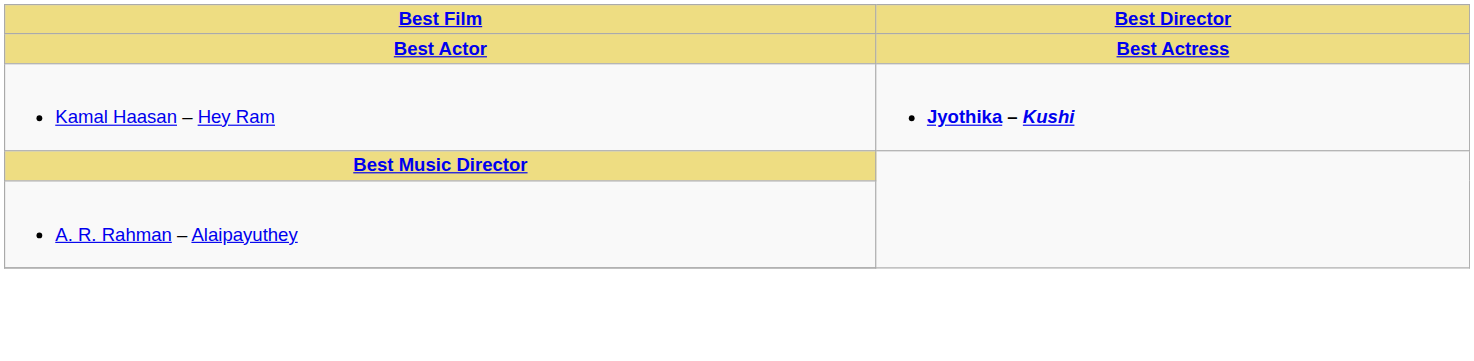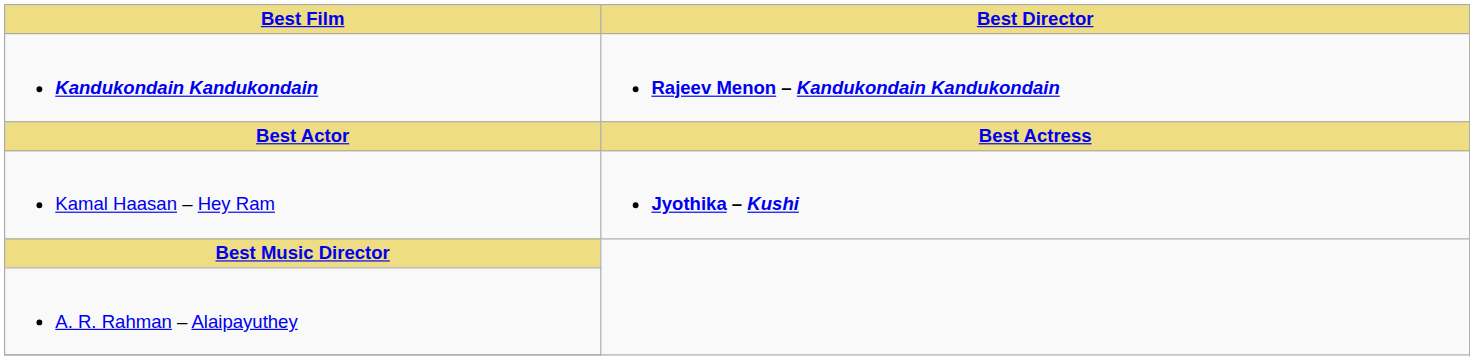+ row: (303, 88)
